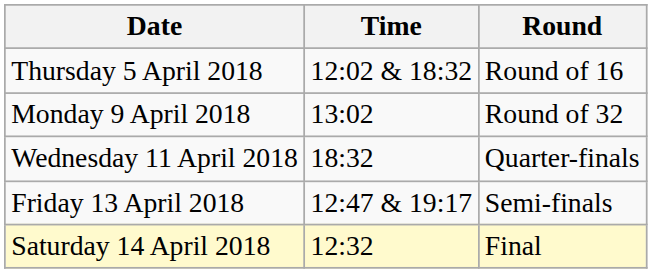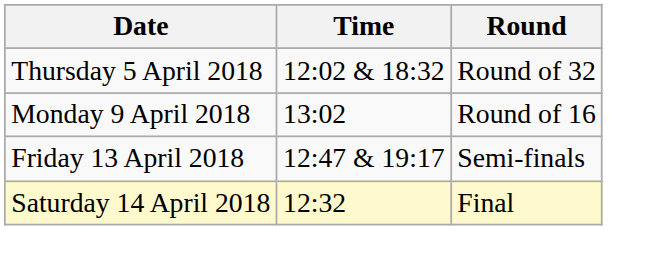(554, 70) Round of 16 -> (527, 70) Round of 32
(554, 114) Round of 32 -> (527, 114) Round of 16
- row: (155, 158)
